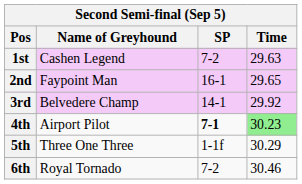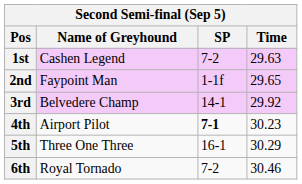(213, 80) 16-1 -> (212, 80) 1-1f
(266, 124) lightgreen background -> (266, 124) no background
(212, 146) 1-1f -> (213, 146) 16-1
